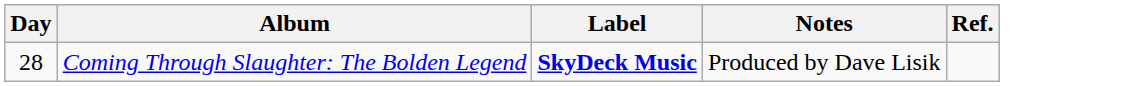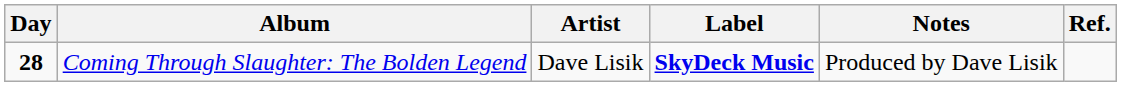+ column: (590, 23)
(31, 61) normal -> (31, 61) bold
